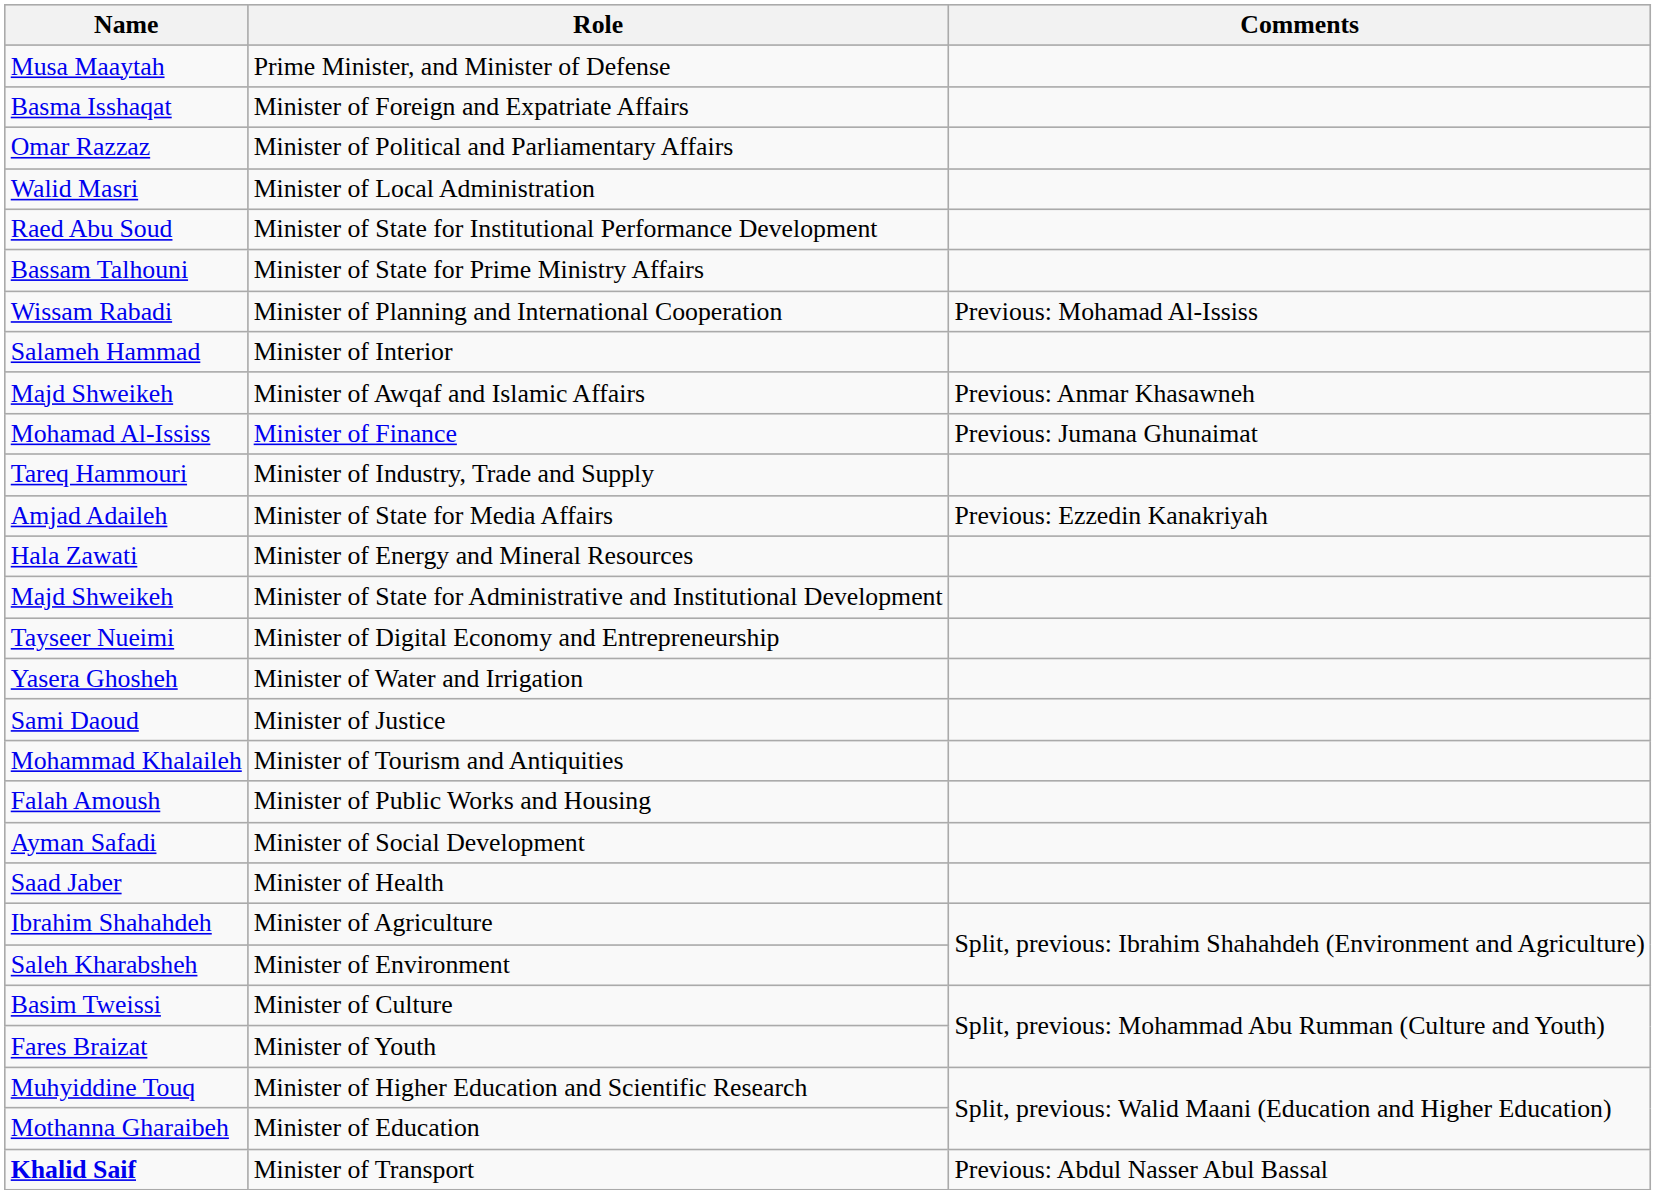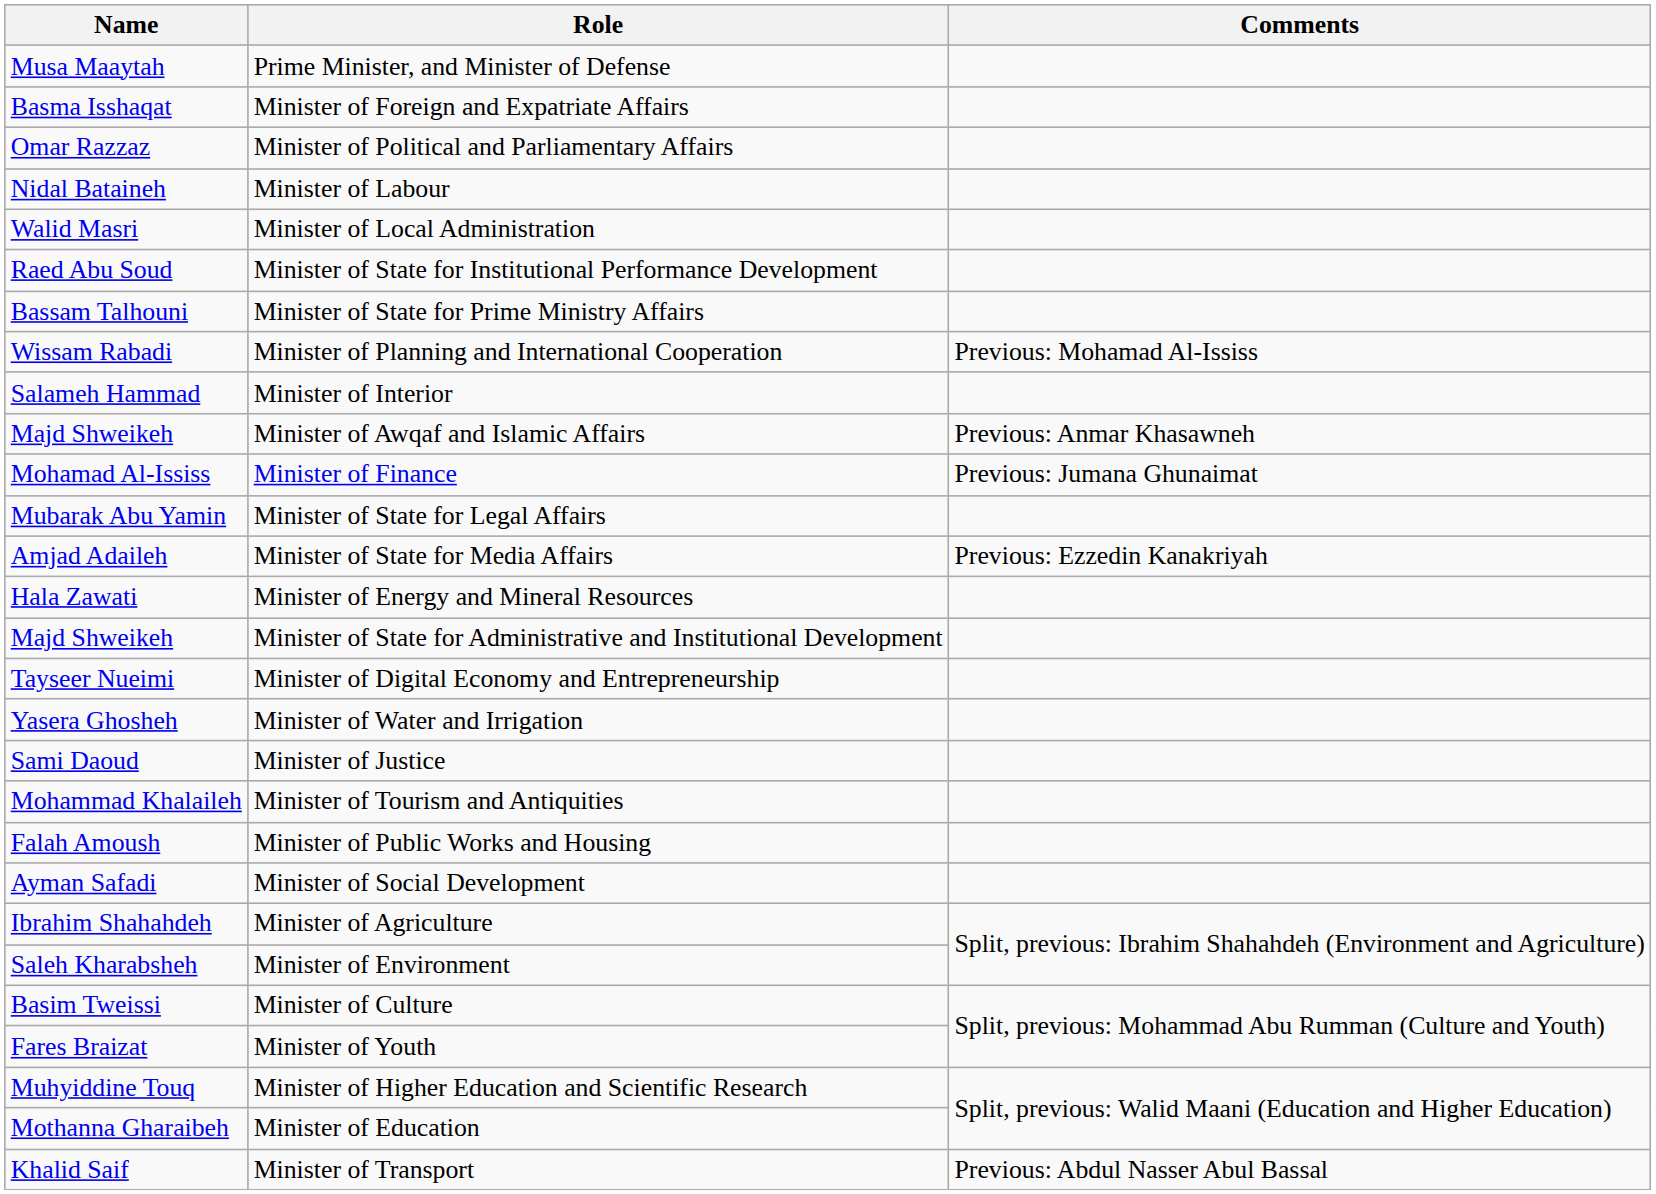+ row: (352, 188)
+ row: (430, 515)
- row: (454, 474)
- row: (349, 882)
(73, 1168) bold -> (70, 1168) normal
